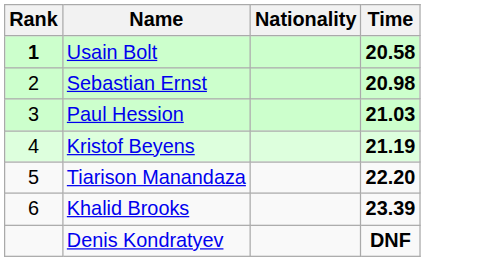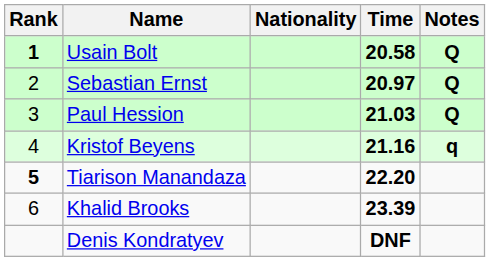+ column: (452, 20)
(390, 83) 20.98 -> (390, 83) 20.97
(390, 146) 21.19 -> (390, 146) 21.16
(33, 177) normal -> (33, 177) bold
